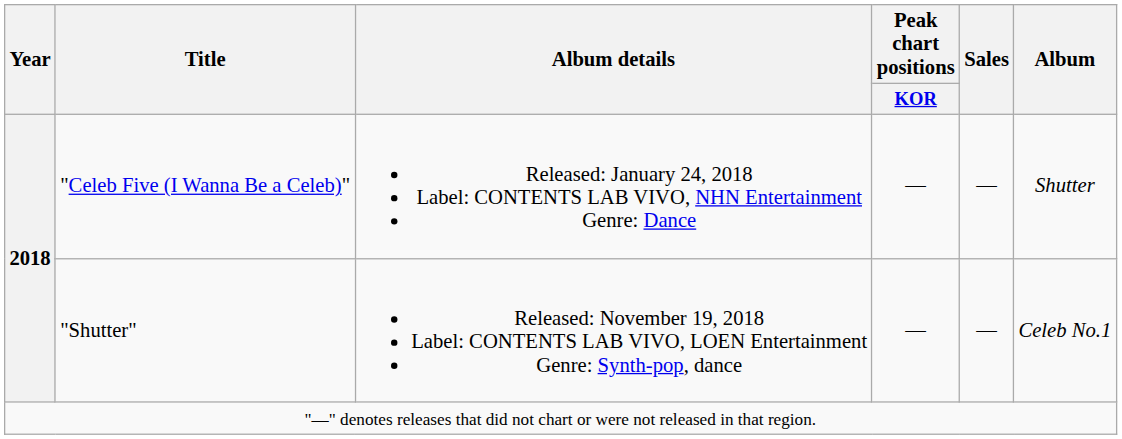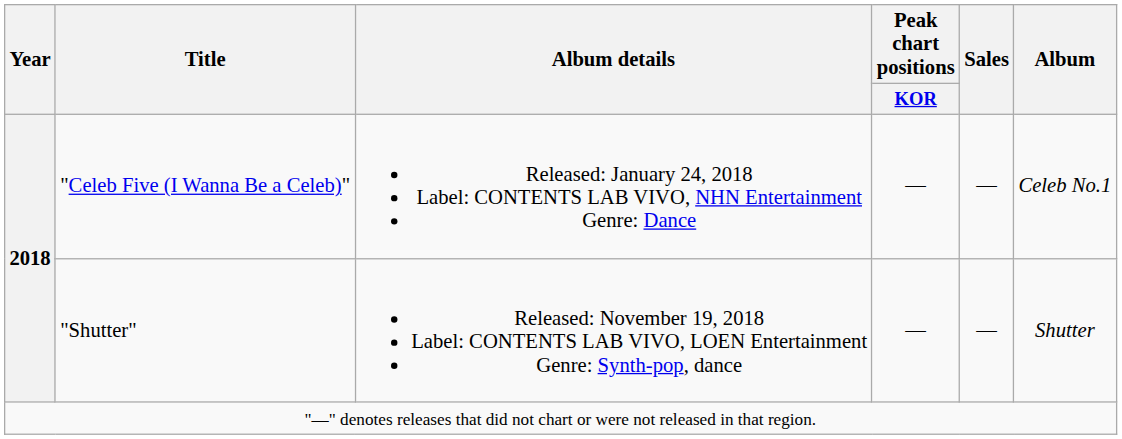(1065, 186) Shutter -> (1065, 186) Celeb No.1
(1065, 329) Celeb No.1 -> (1065, 329) Shutter
